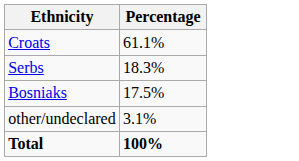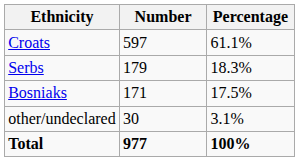+ column: (163, 17)
